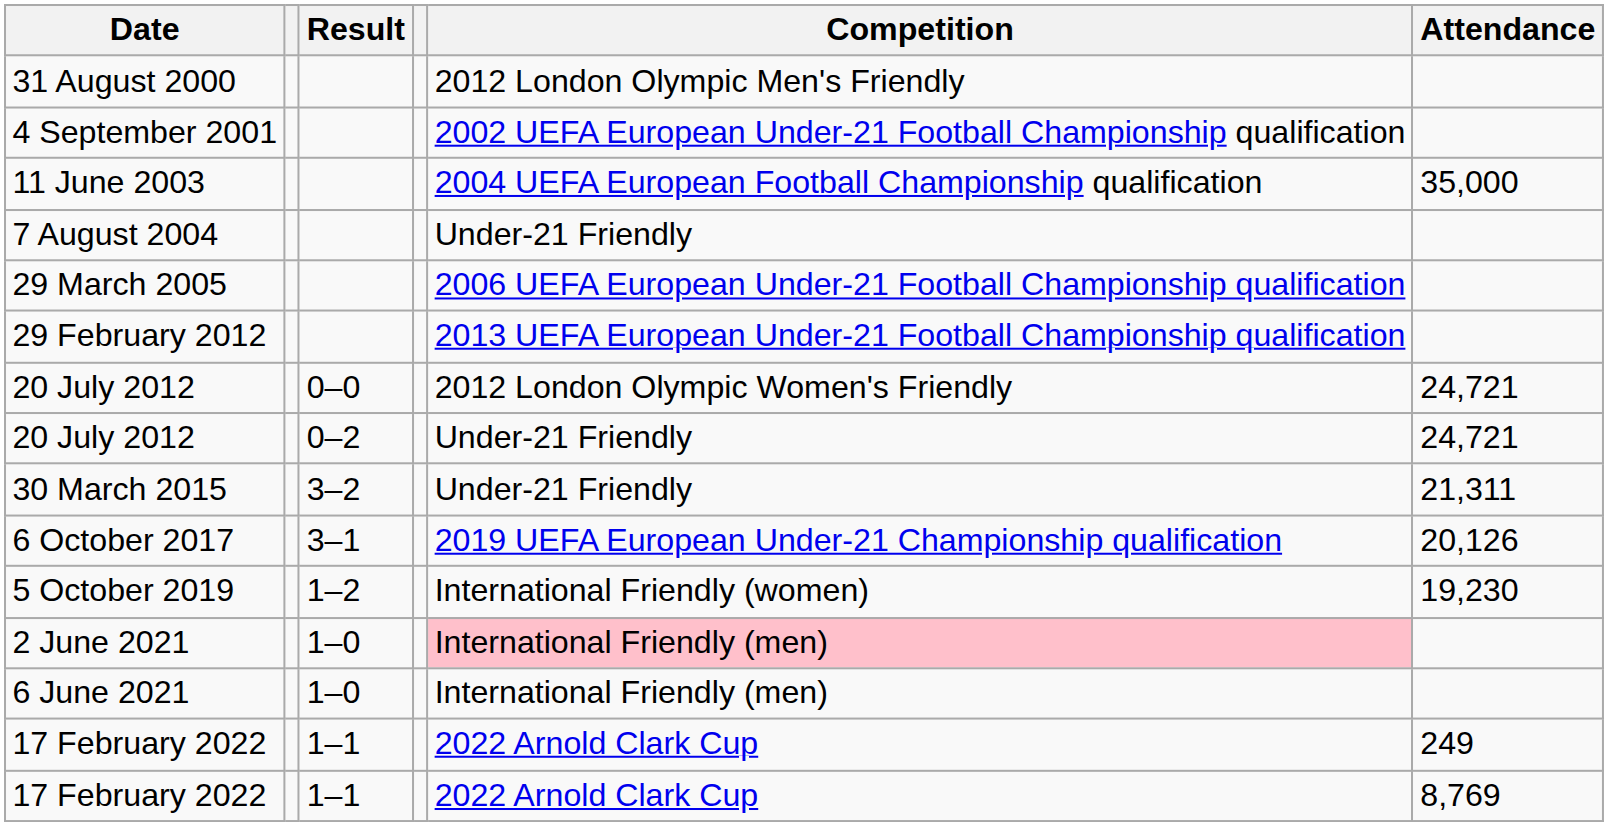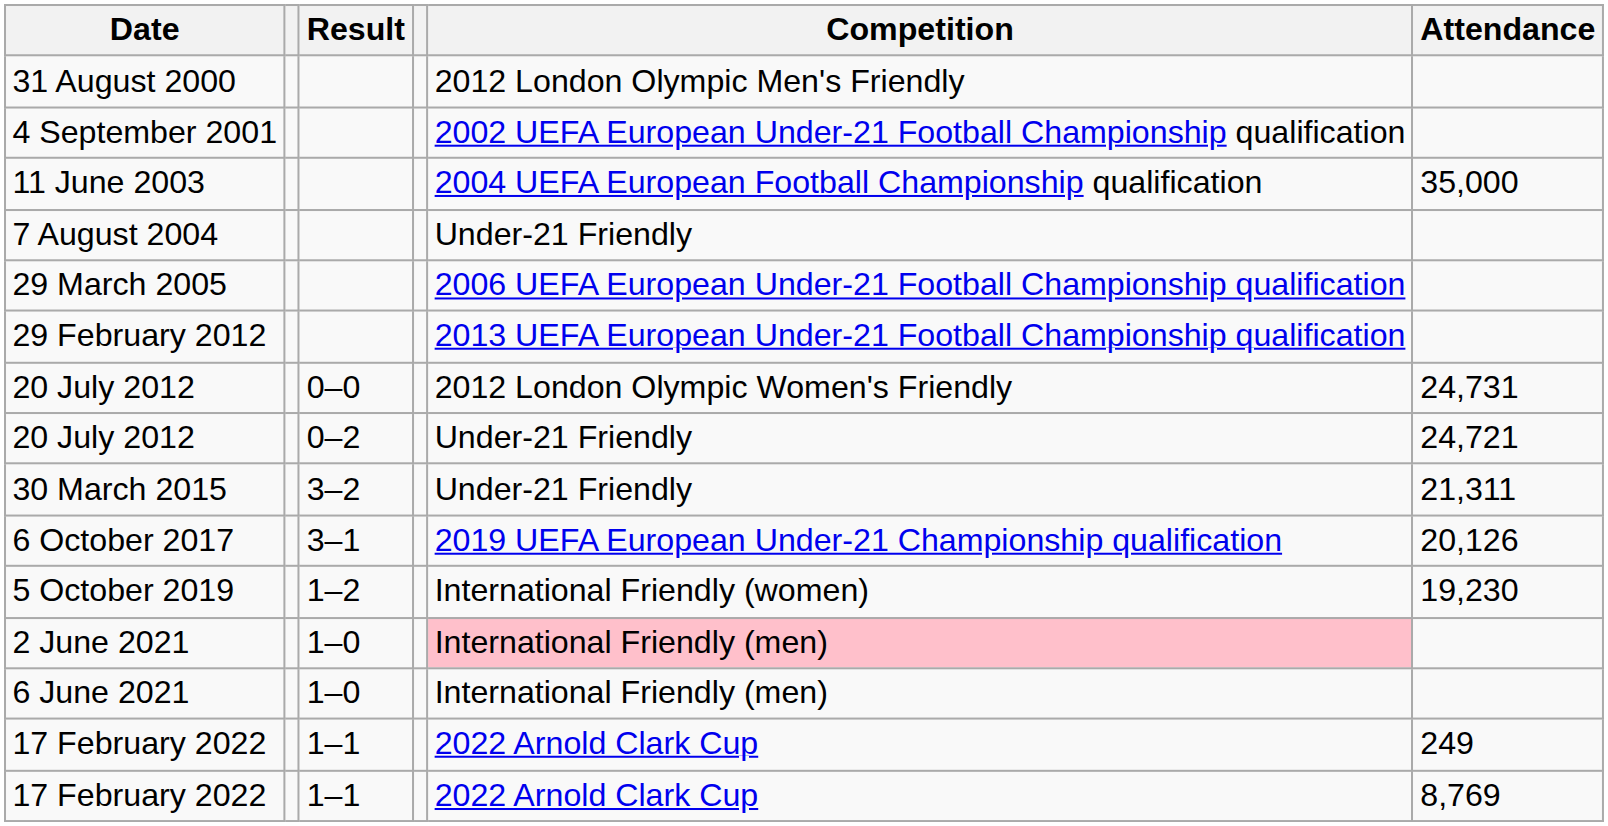(1469, 387) 24,721 -> (1469, 387) 24,731
